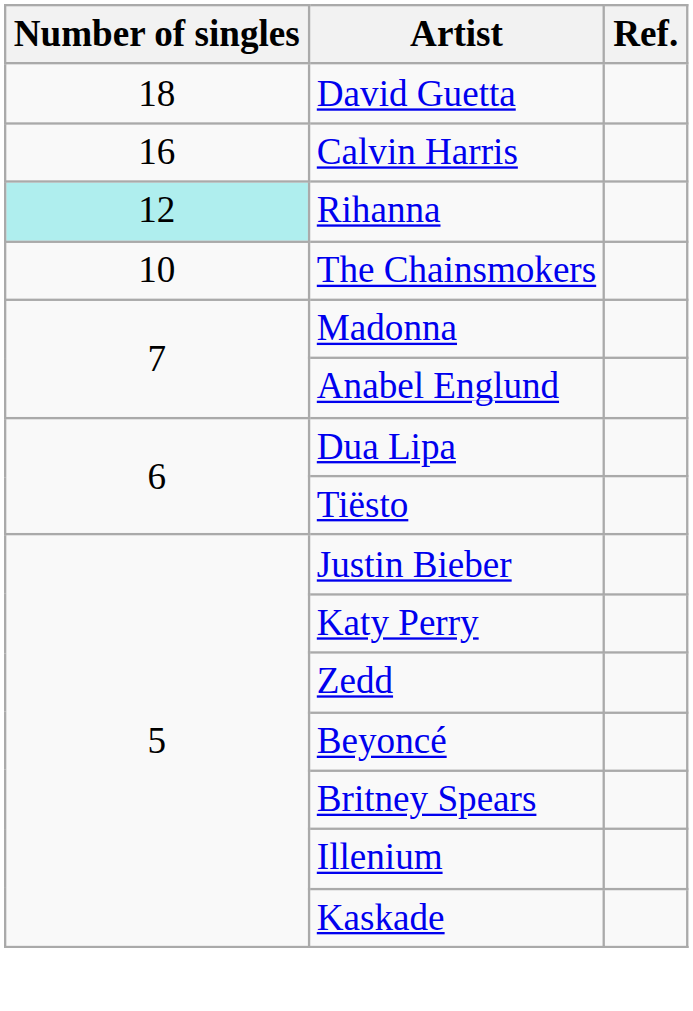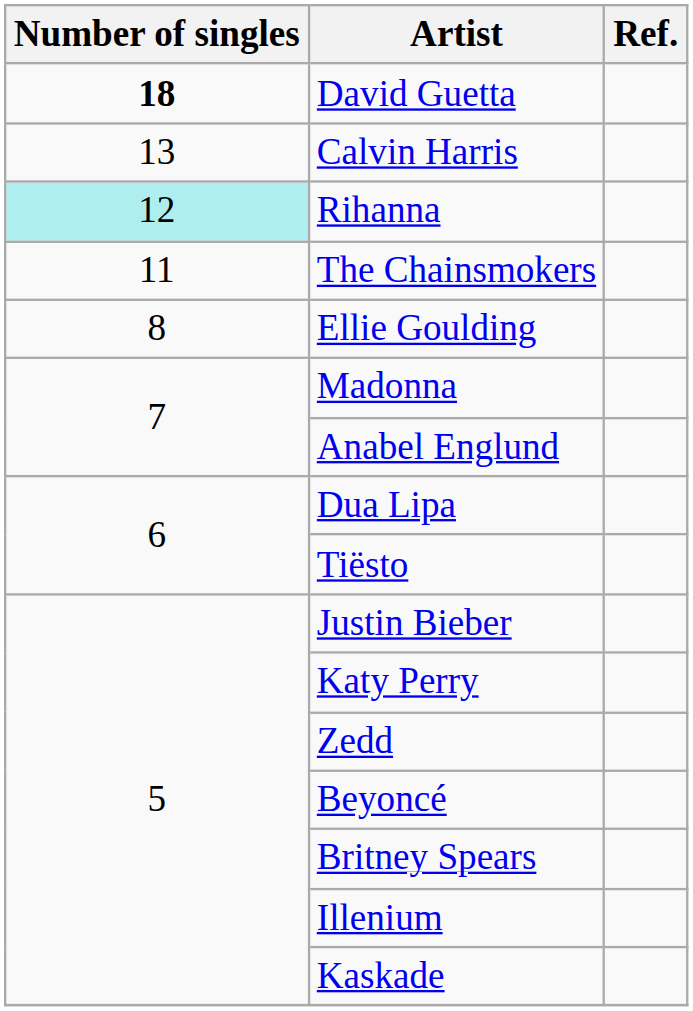(157, 92) normal -> (157, 92) bold
(157, 151) 16 -> (157, 151) 13
(157, 269) 10 -> (157, 269) 11
+ row: (427, 328)
